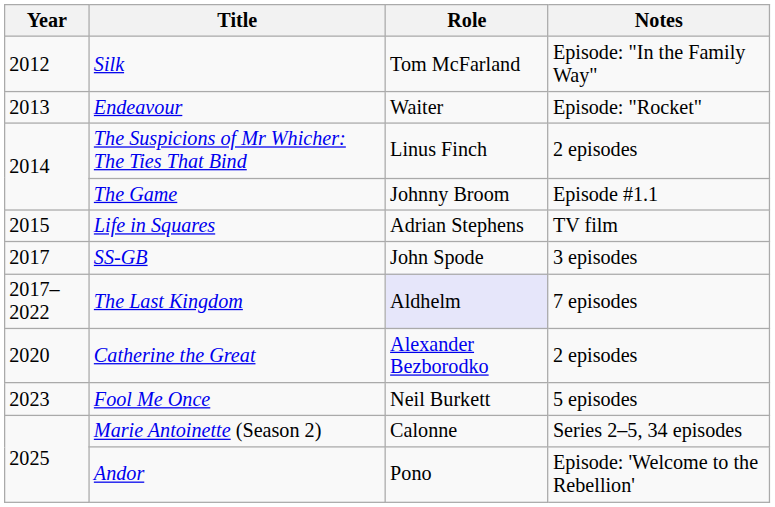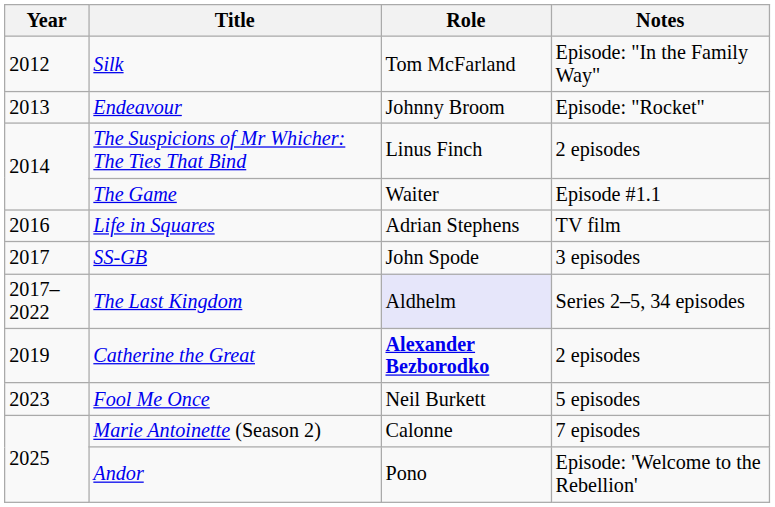(417, 107) Waiter -> (445, 107) Johnny Broom
(450, 193) Johnny Broom -> (412, 193) Waiter
(29, 225) 2015 -> (29, 225) 2016
(595, 300) 7 episodes -> (650, 300) Series 2–5, 34 episodes
(29, 355) 2020 -> (29, 355) 2019
(439, 355) normal -> (437, 355) bold
(648, 430) Series 2–5, 34 episodes -> (598, 430) 7 episodes
